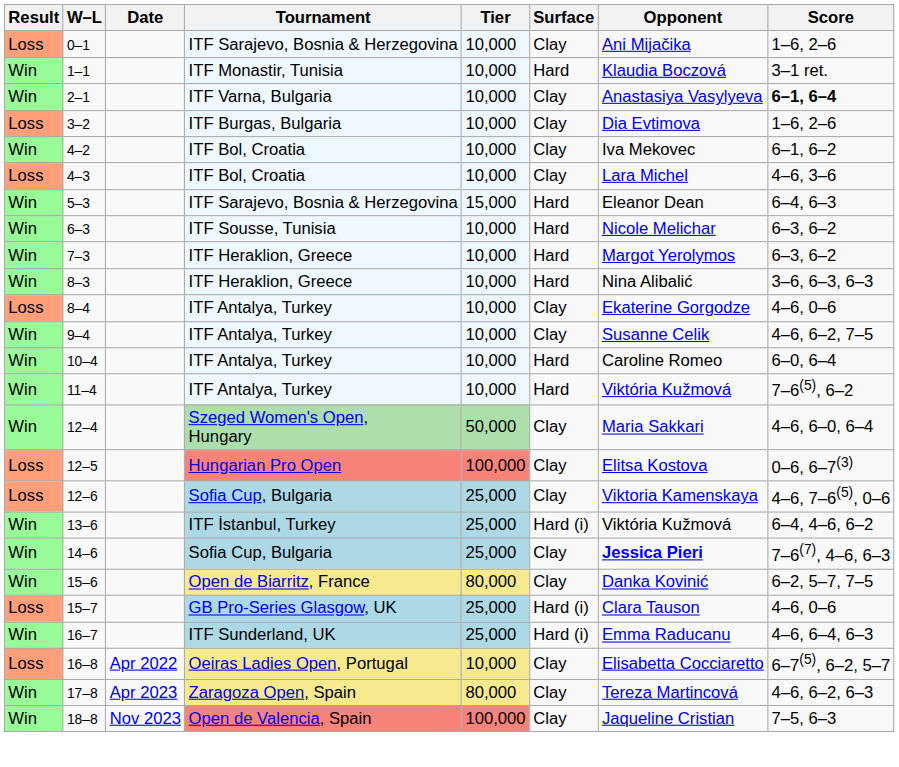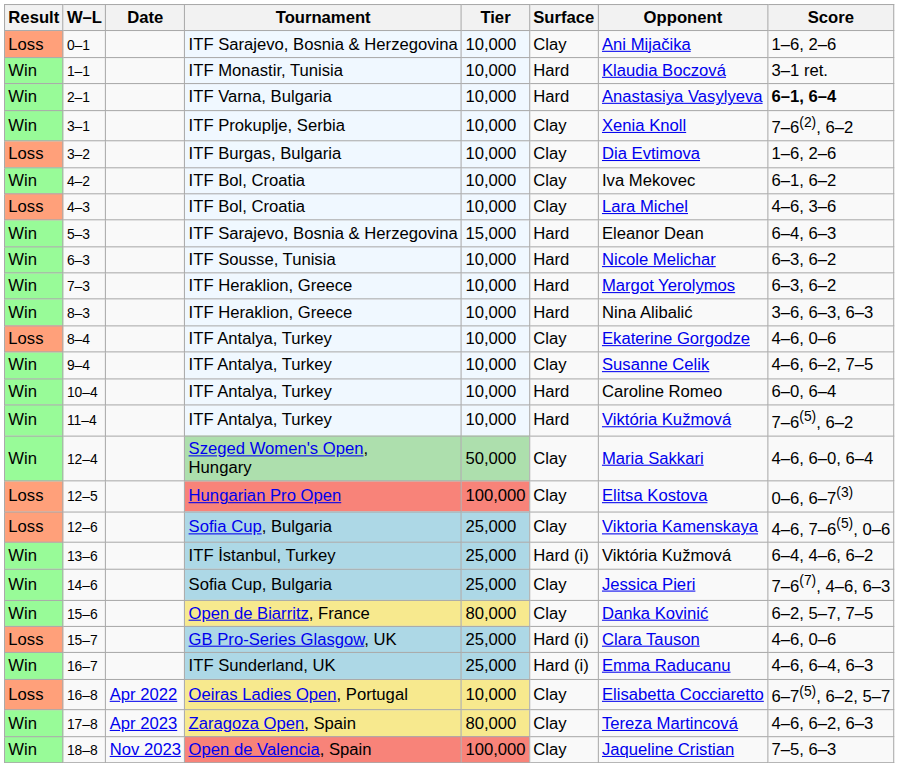(550, 96) Clay -> (551, 96) Hard
+ row: (78, 126)
(652, 553) bold -> (649, 584) normal
